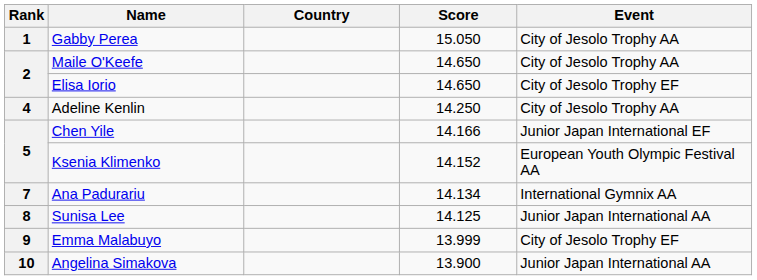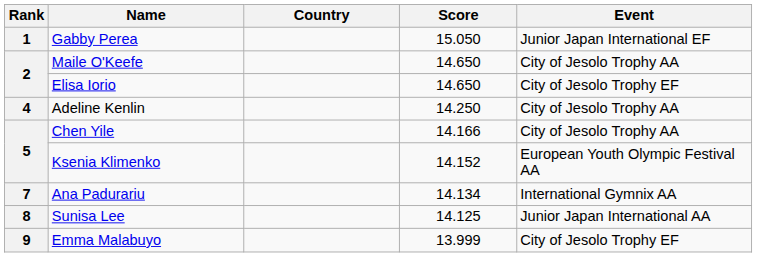(600, 39) City of Jesolo Trophy AA -> (615, 39) Junior Japan International EF
(615, 131) Junior Japan International EF -> (600, 131) City of Jesolo Trophy AA
- row: (114, 263)
